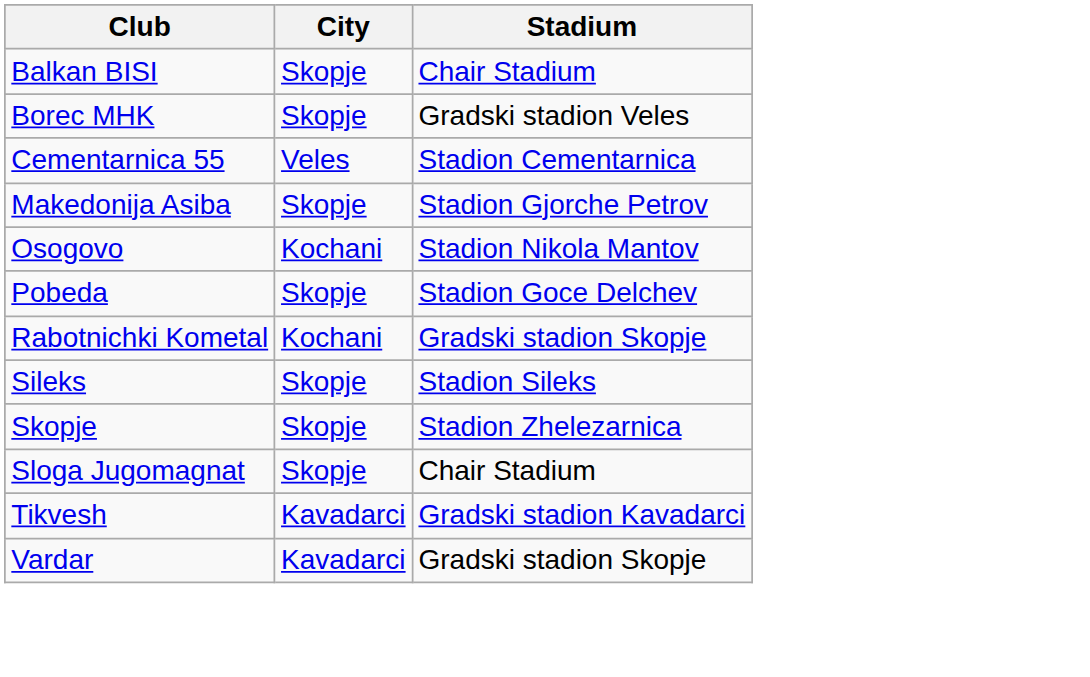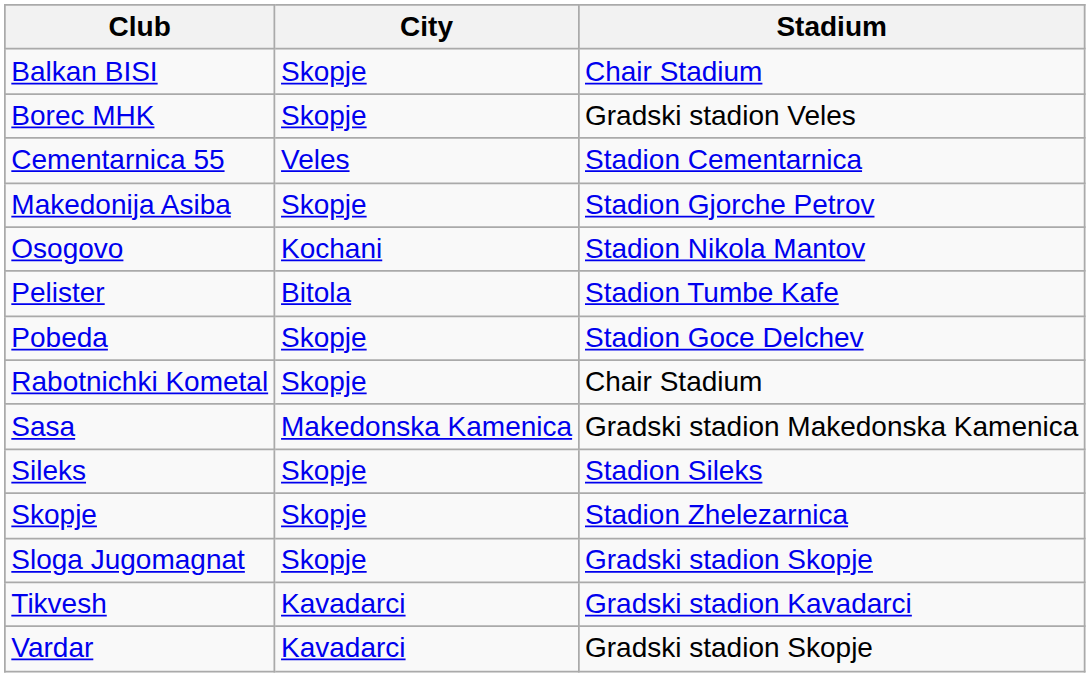+ row: (58, 293)
(332, 337) Kochani -> (324, 381) Skopje
(562, 337) Gradski stadion Skopje -> (674, 381) Chair Stadium
+ row: (43, 426)
(507, 470) Chair Stadium -> (729, 559) Gradski stadion Skopje
